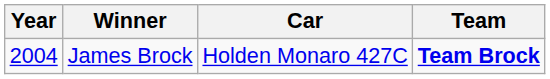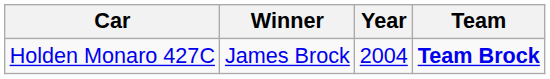columns swapped: (34, 21) <-> (305, 21)
